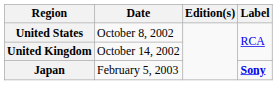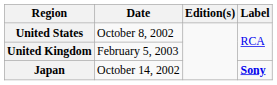(138, 51) October 14, 2002 -> (138, 51) February 5, 2003
(138, 70) February 5, 2003 -> (138, 70) October 14, 2002
